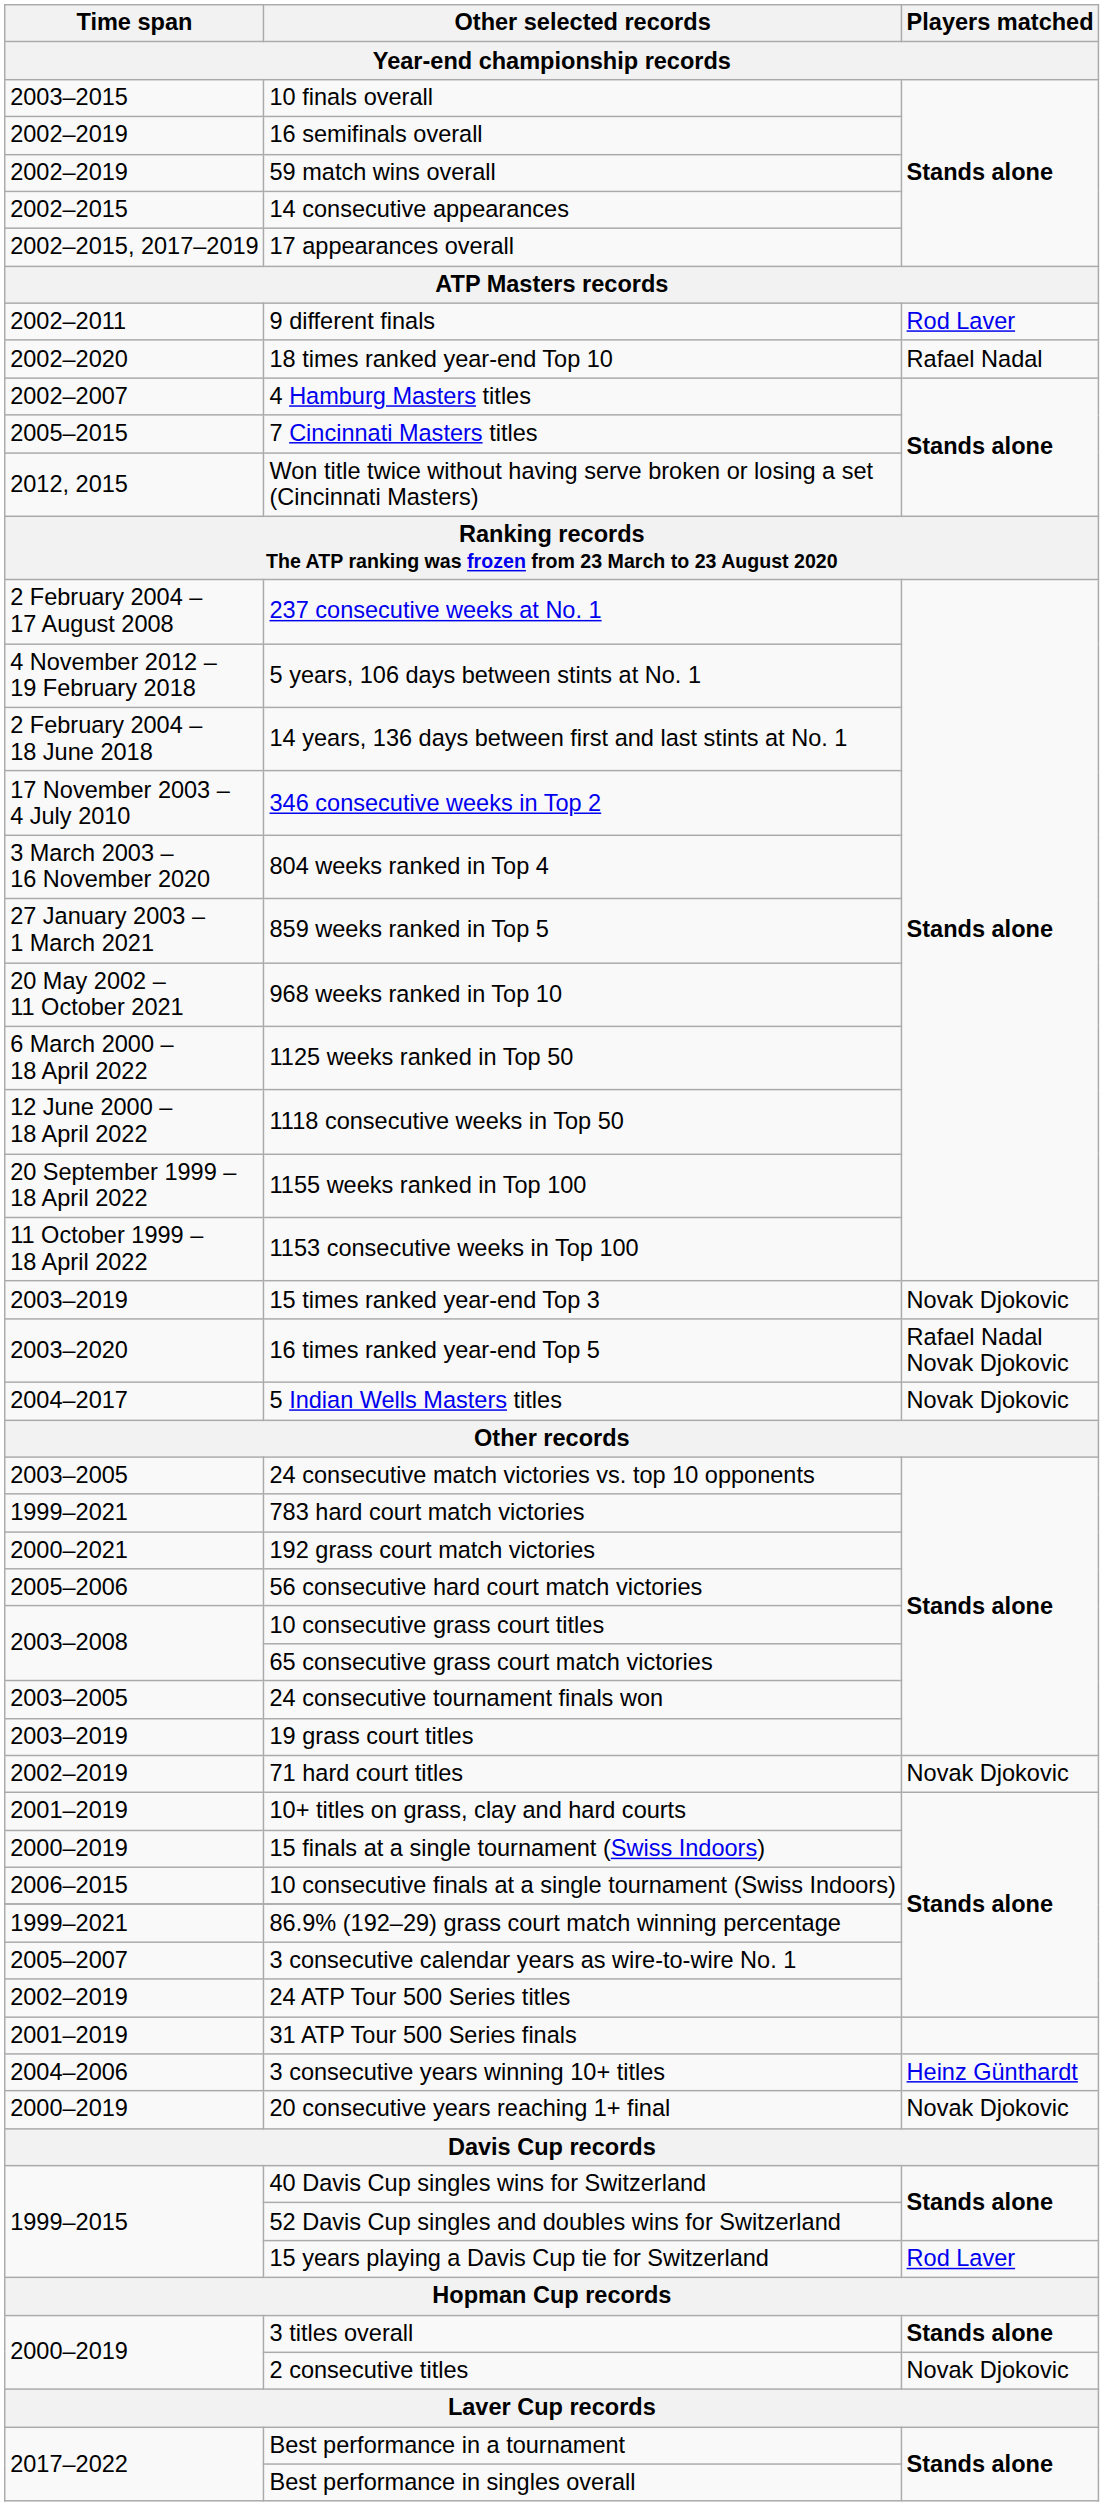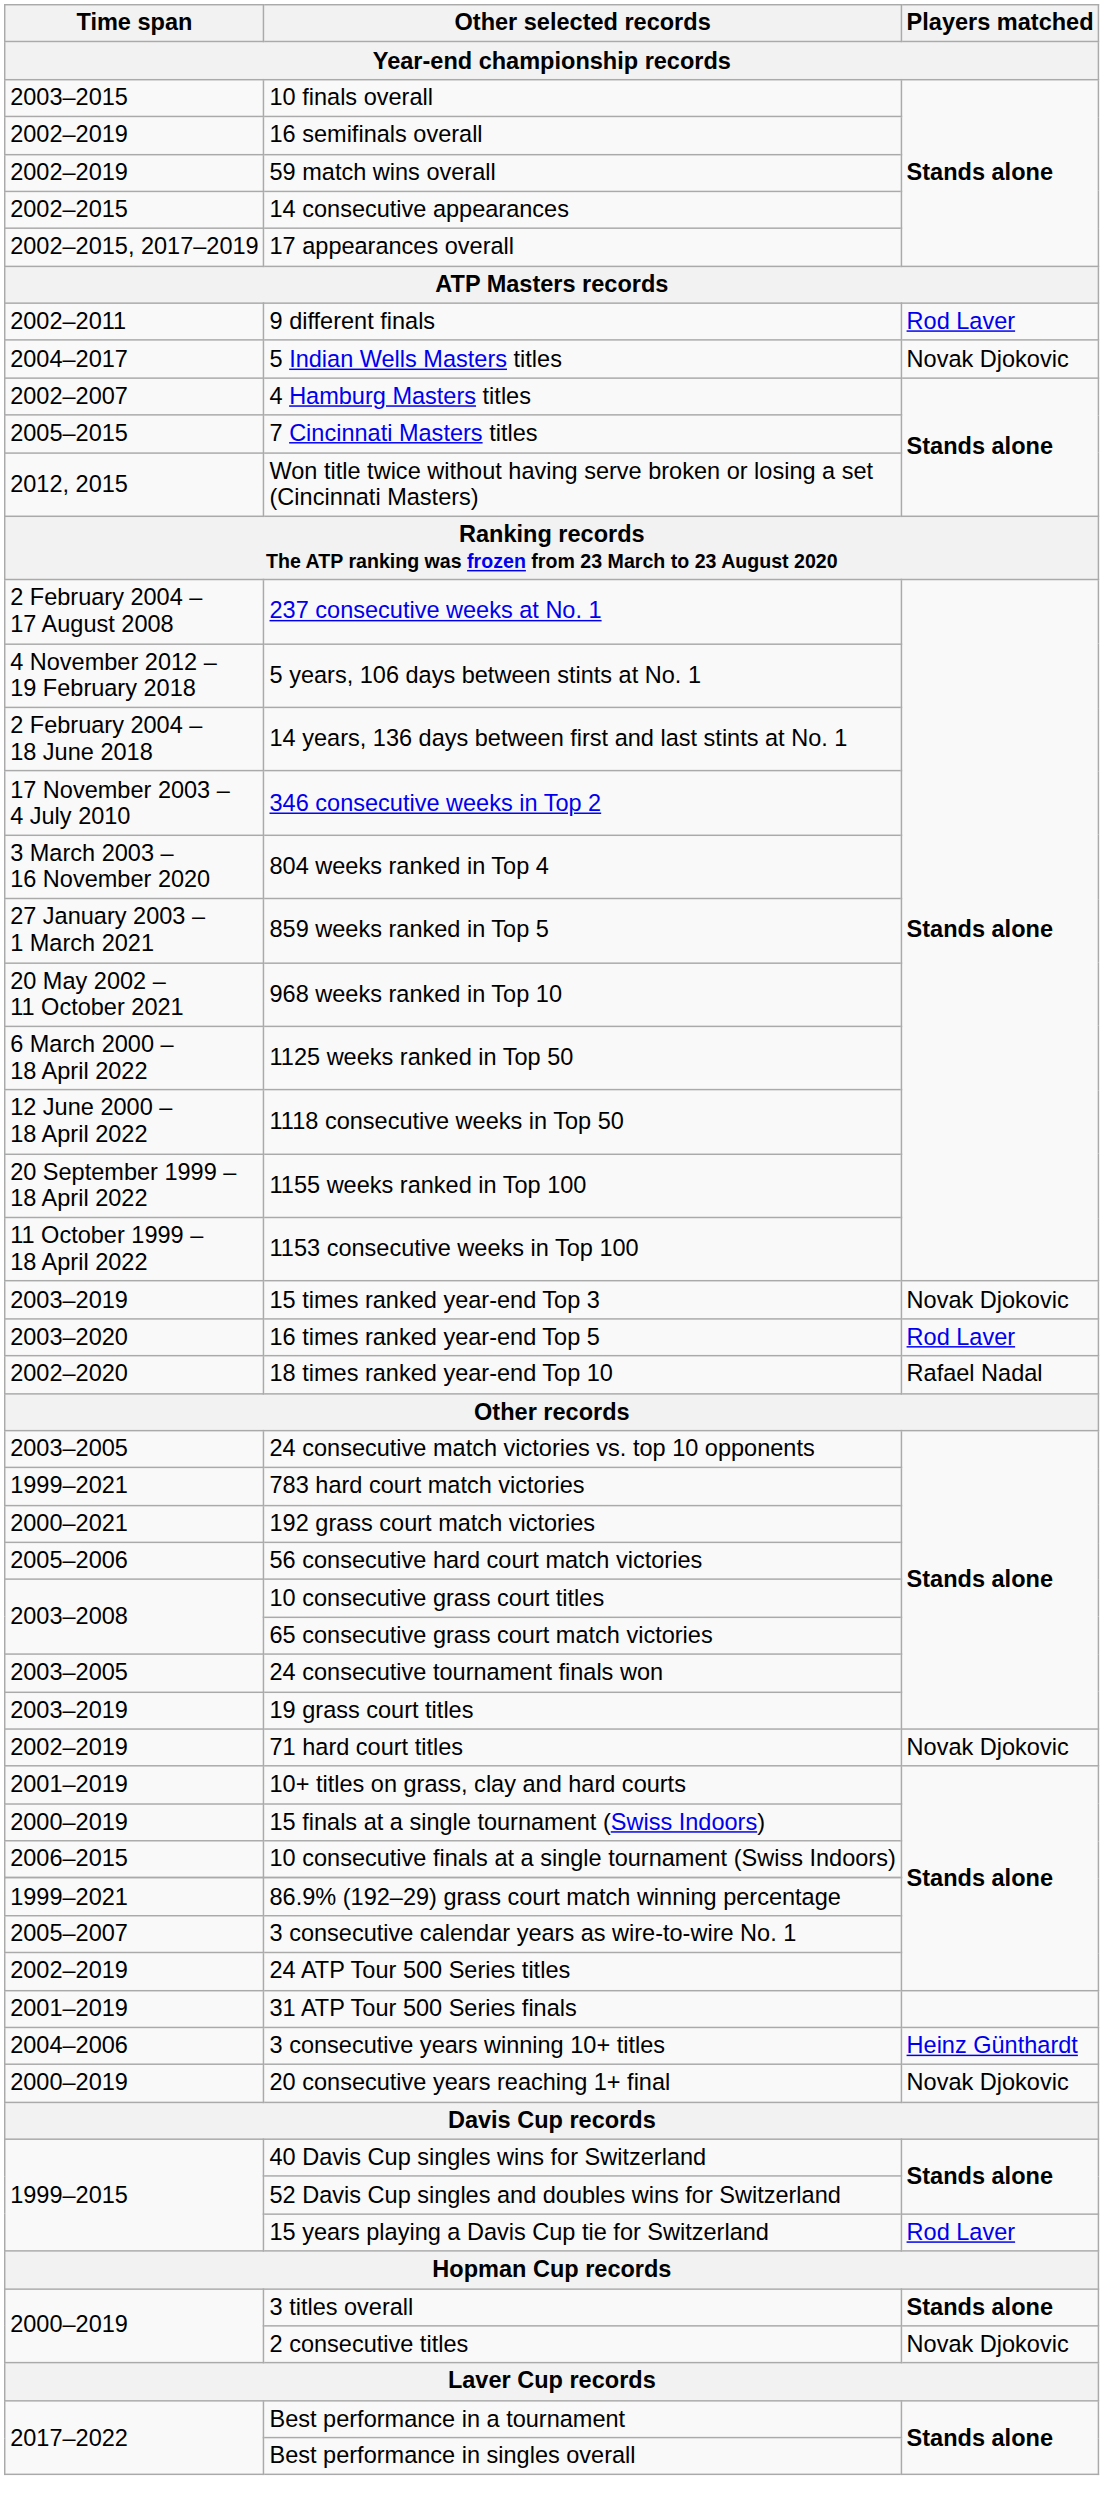rows swapped: (416, 1400) <-> (441, 358)
(988, 1350) Rafael Nadal Novak Djokovic -> (961, 1336) Rod Laver
